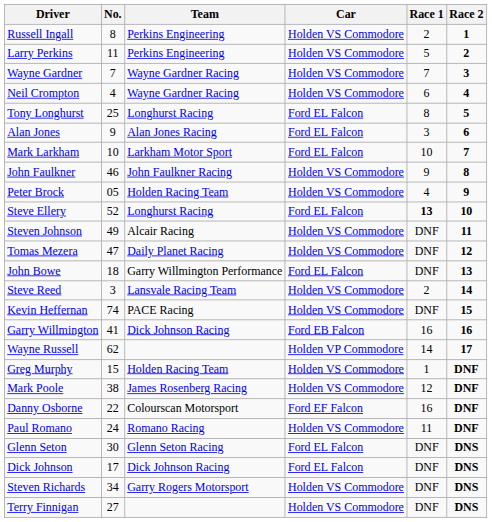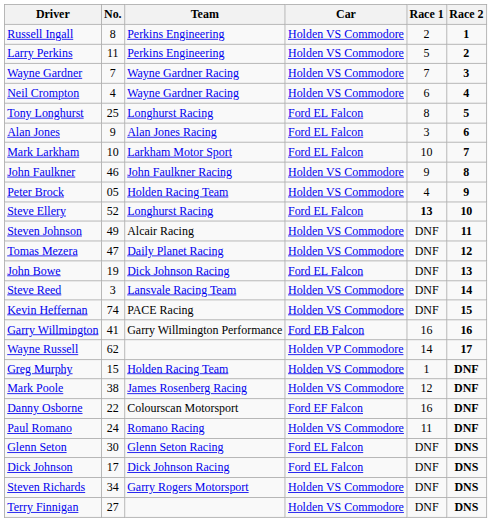(113, 271) 18 -> (113, 271) 19
(205, 271) Garry Willmington Performance -> (178, 271) Dick Johnson Racing
(427, 290) 2 -> (427, 290) DNF
(178, 330) Dick Johnson Racing -> (205, 330) Garry Willmington Performance
